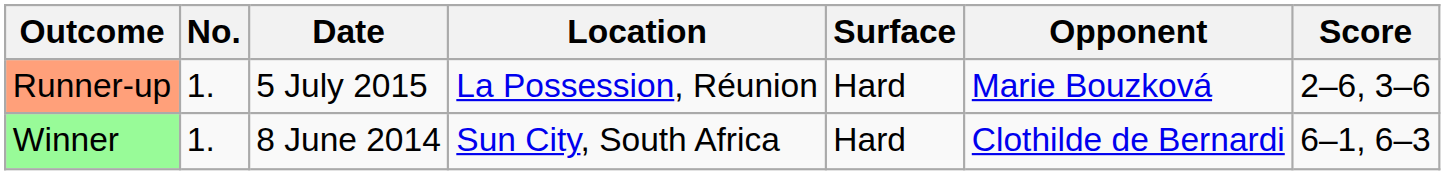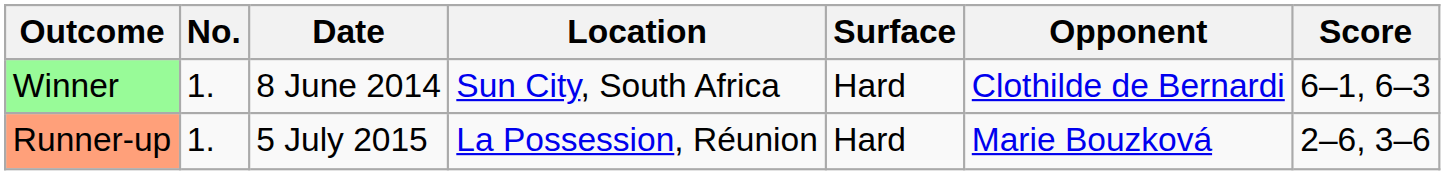rows swapped: (66, 140) <-> (92, 85)
